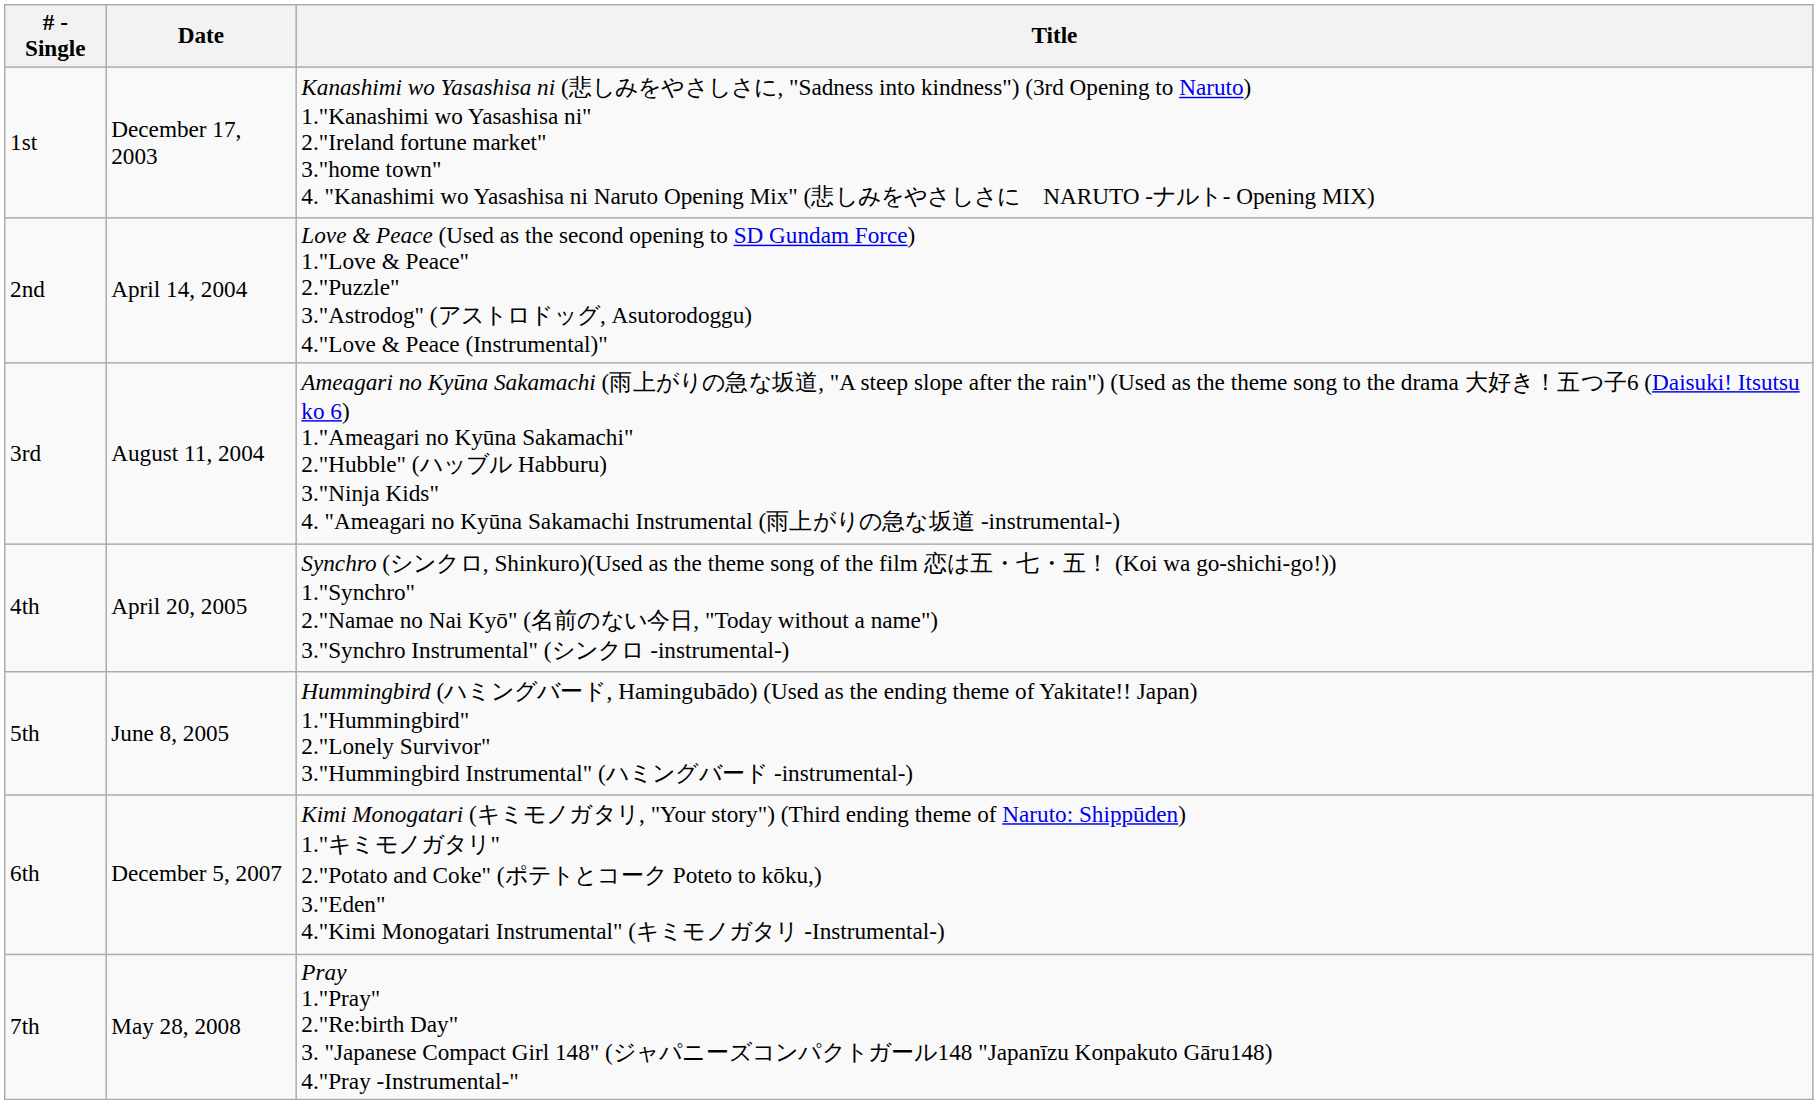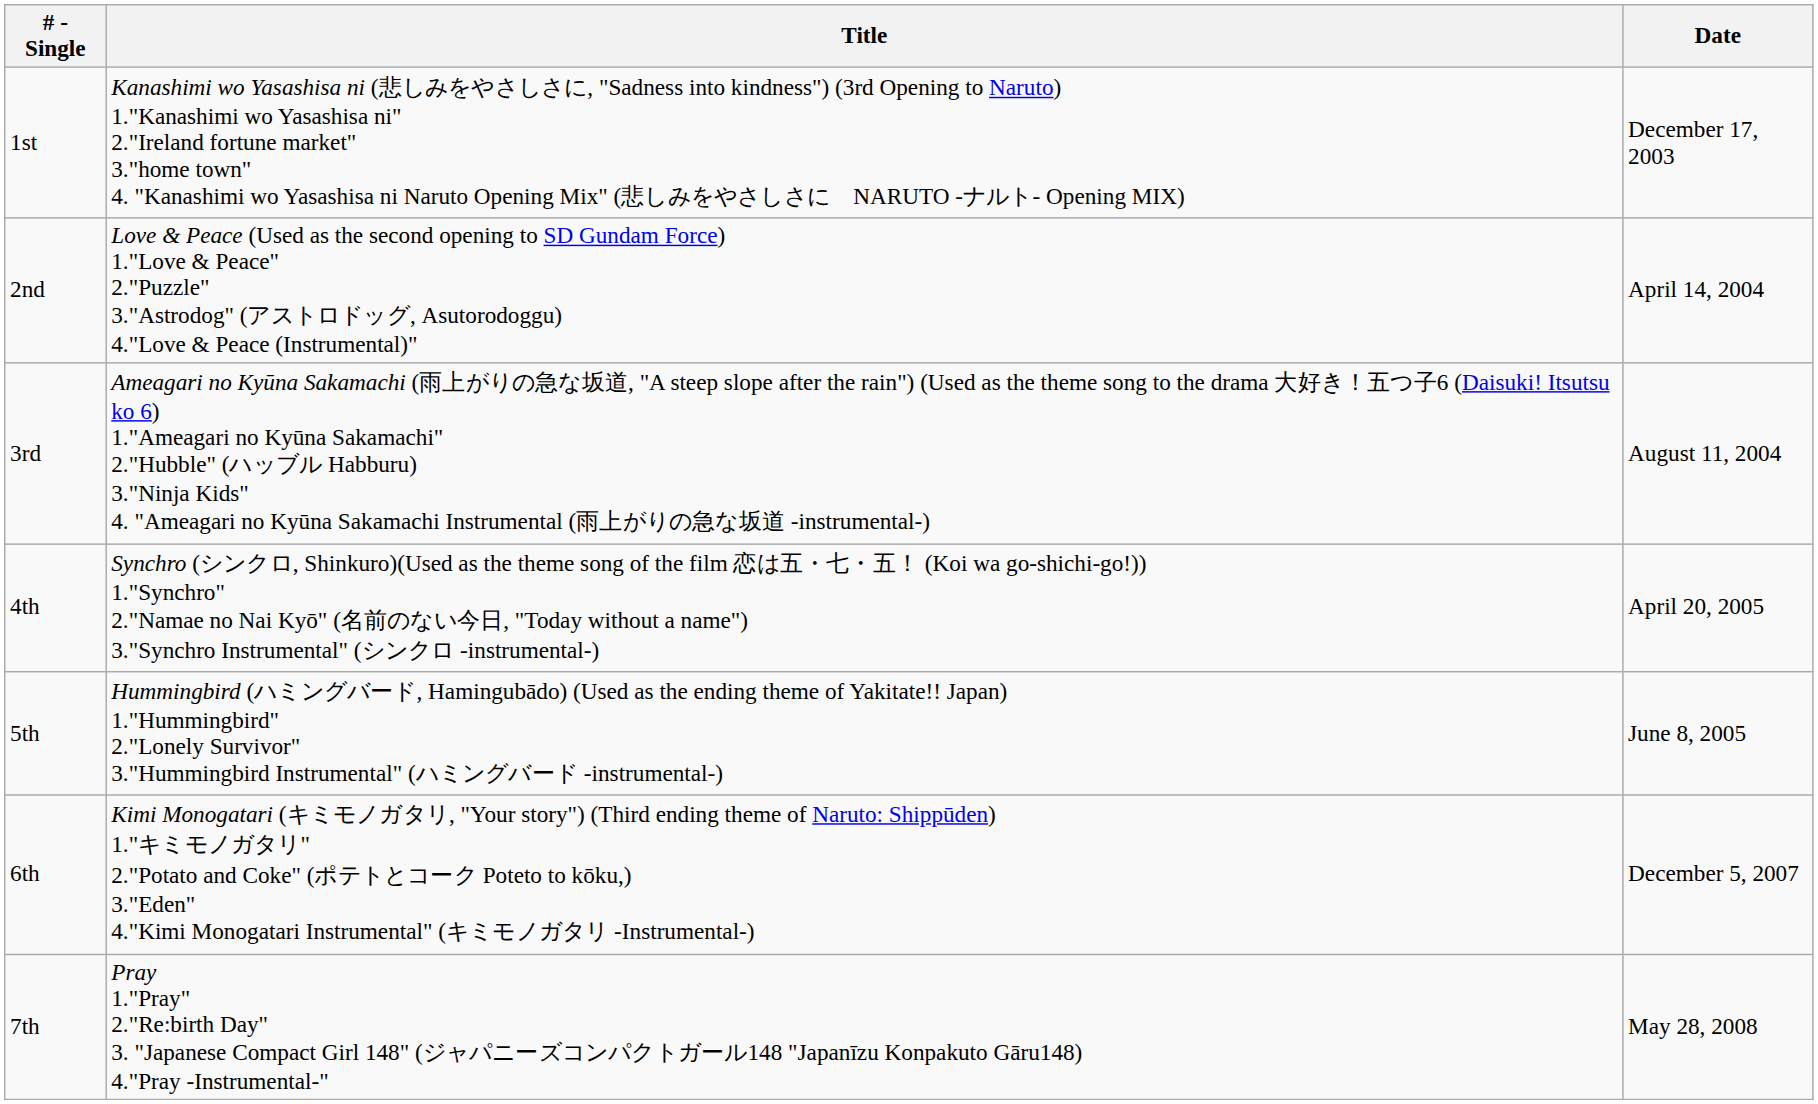columns swapped: (1054, 35) <-> (201, 35)
